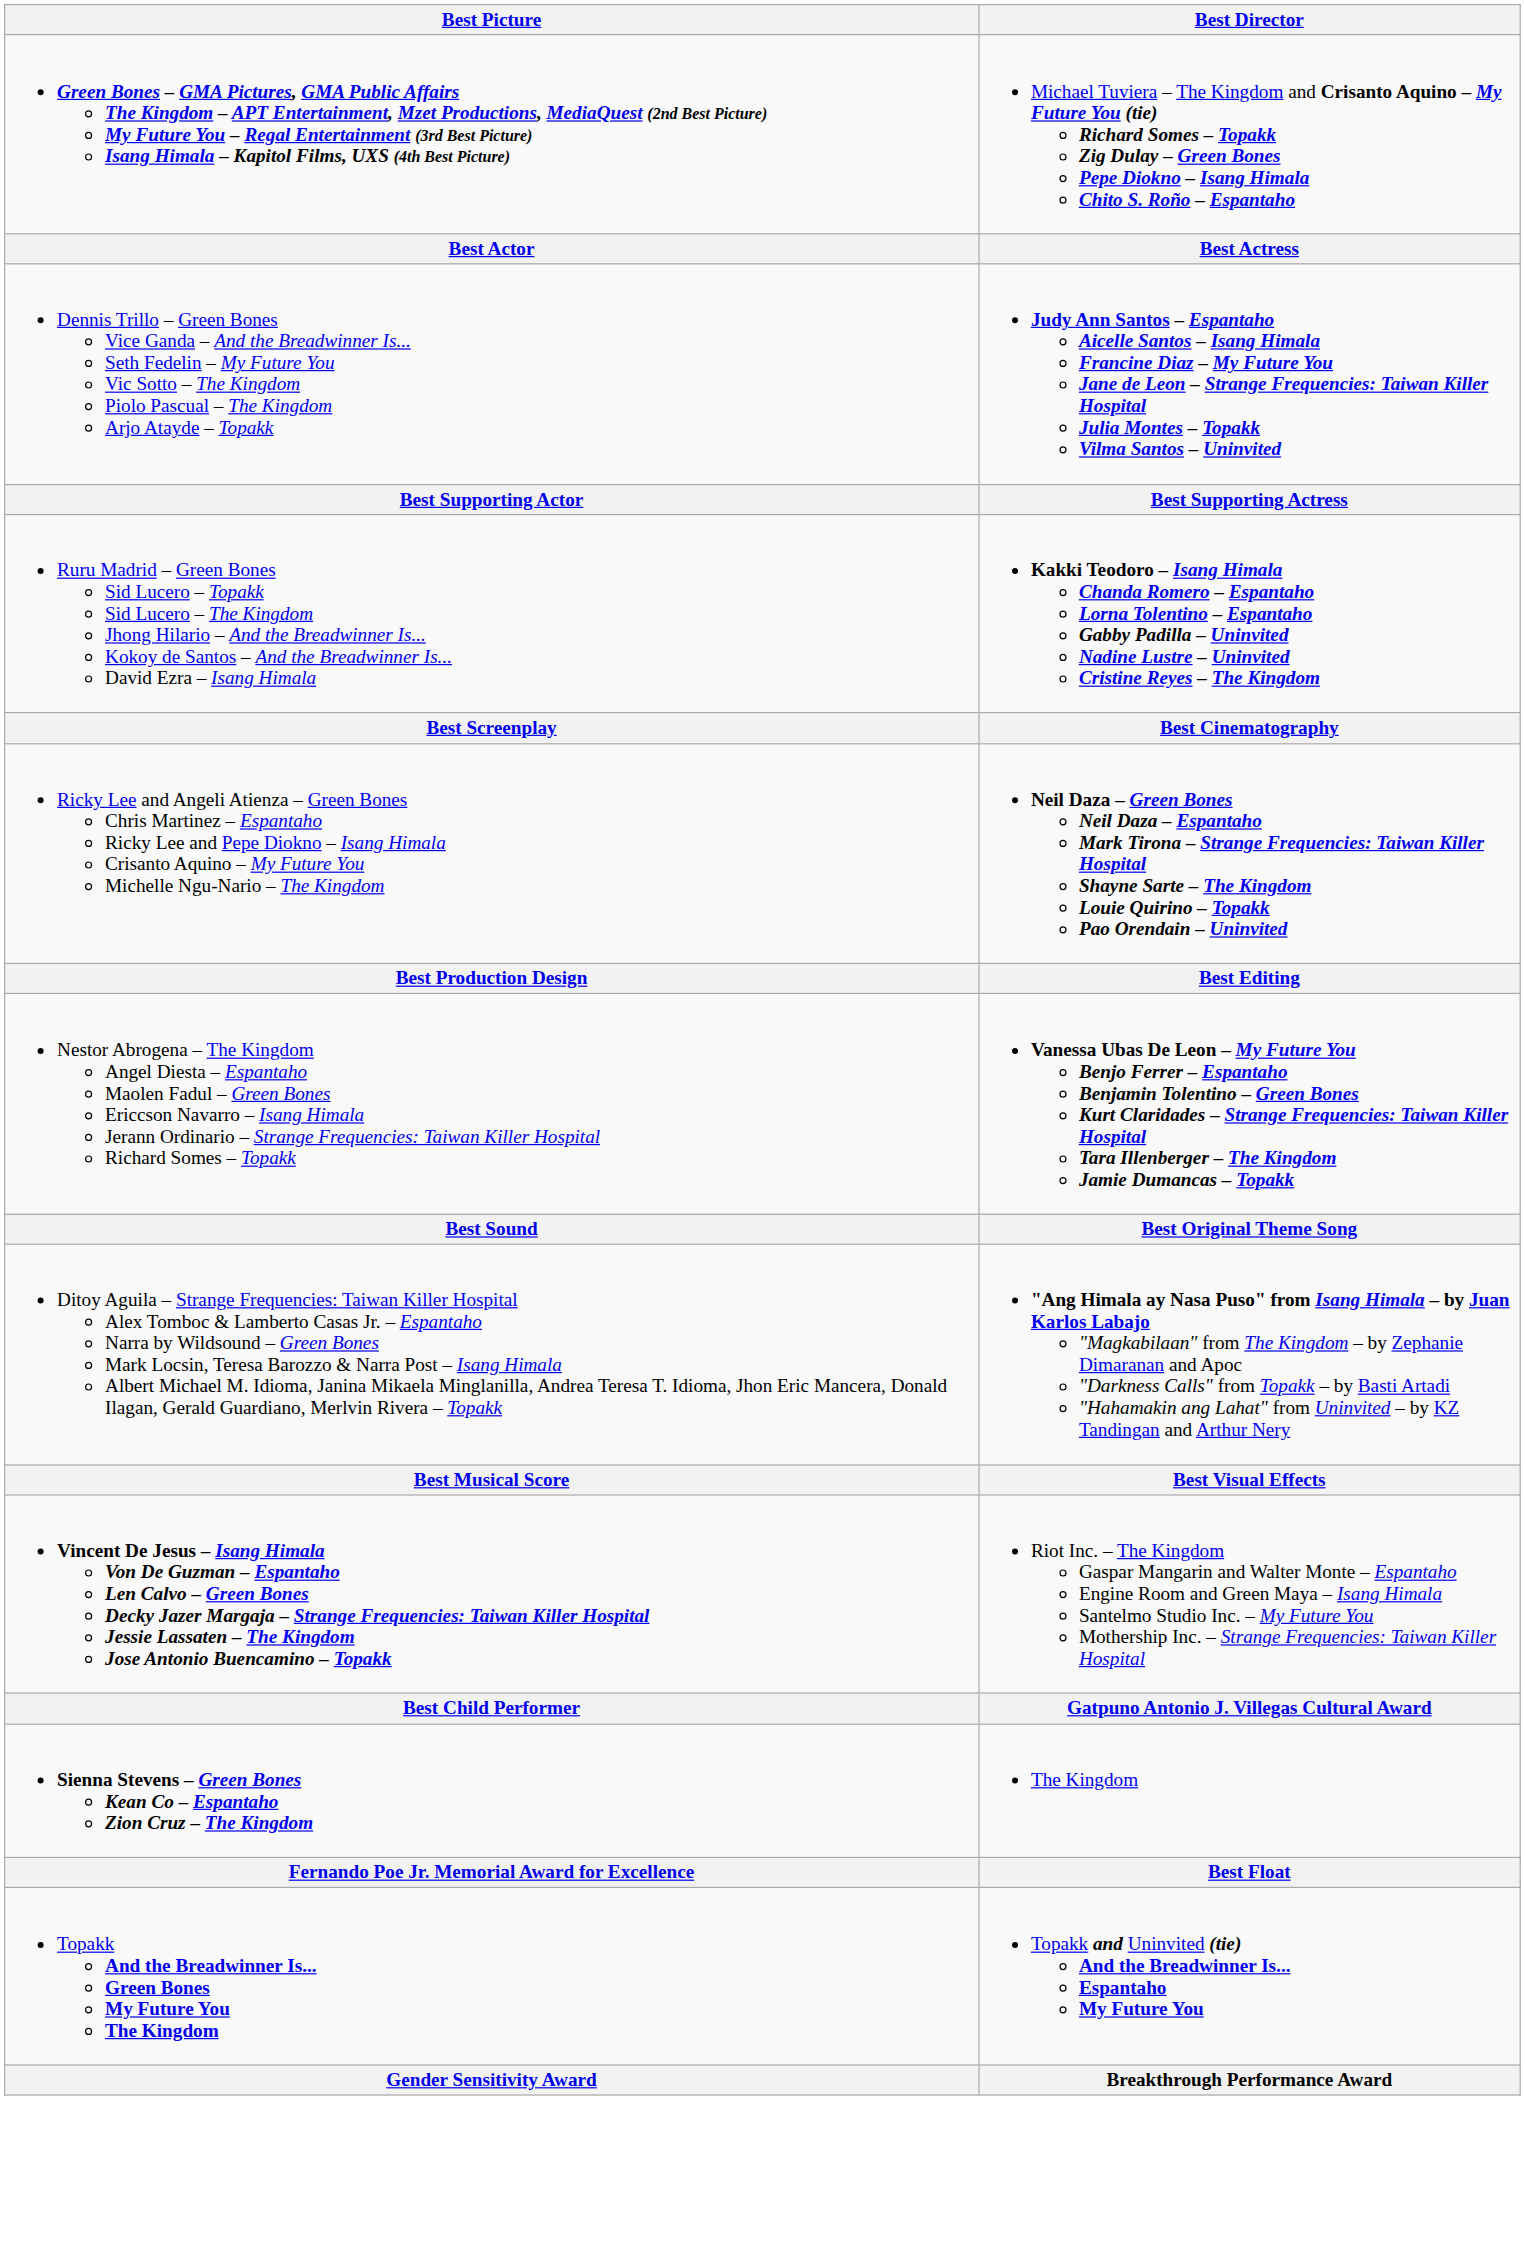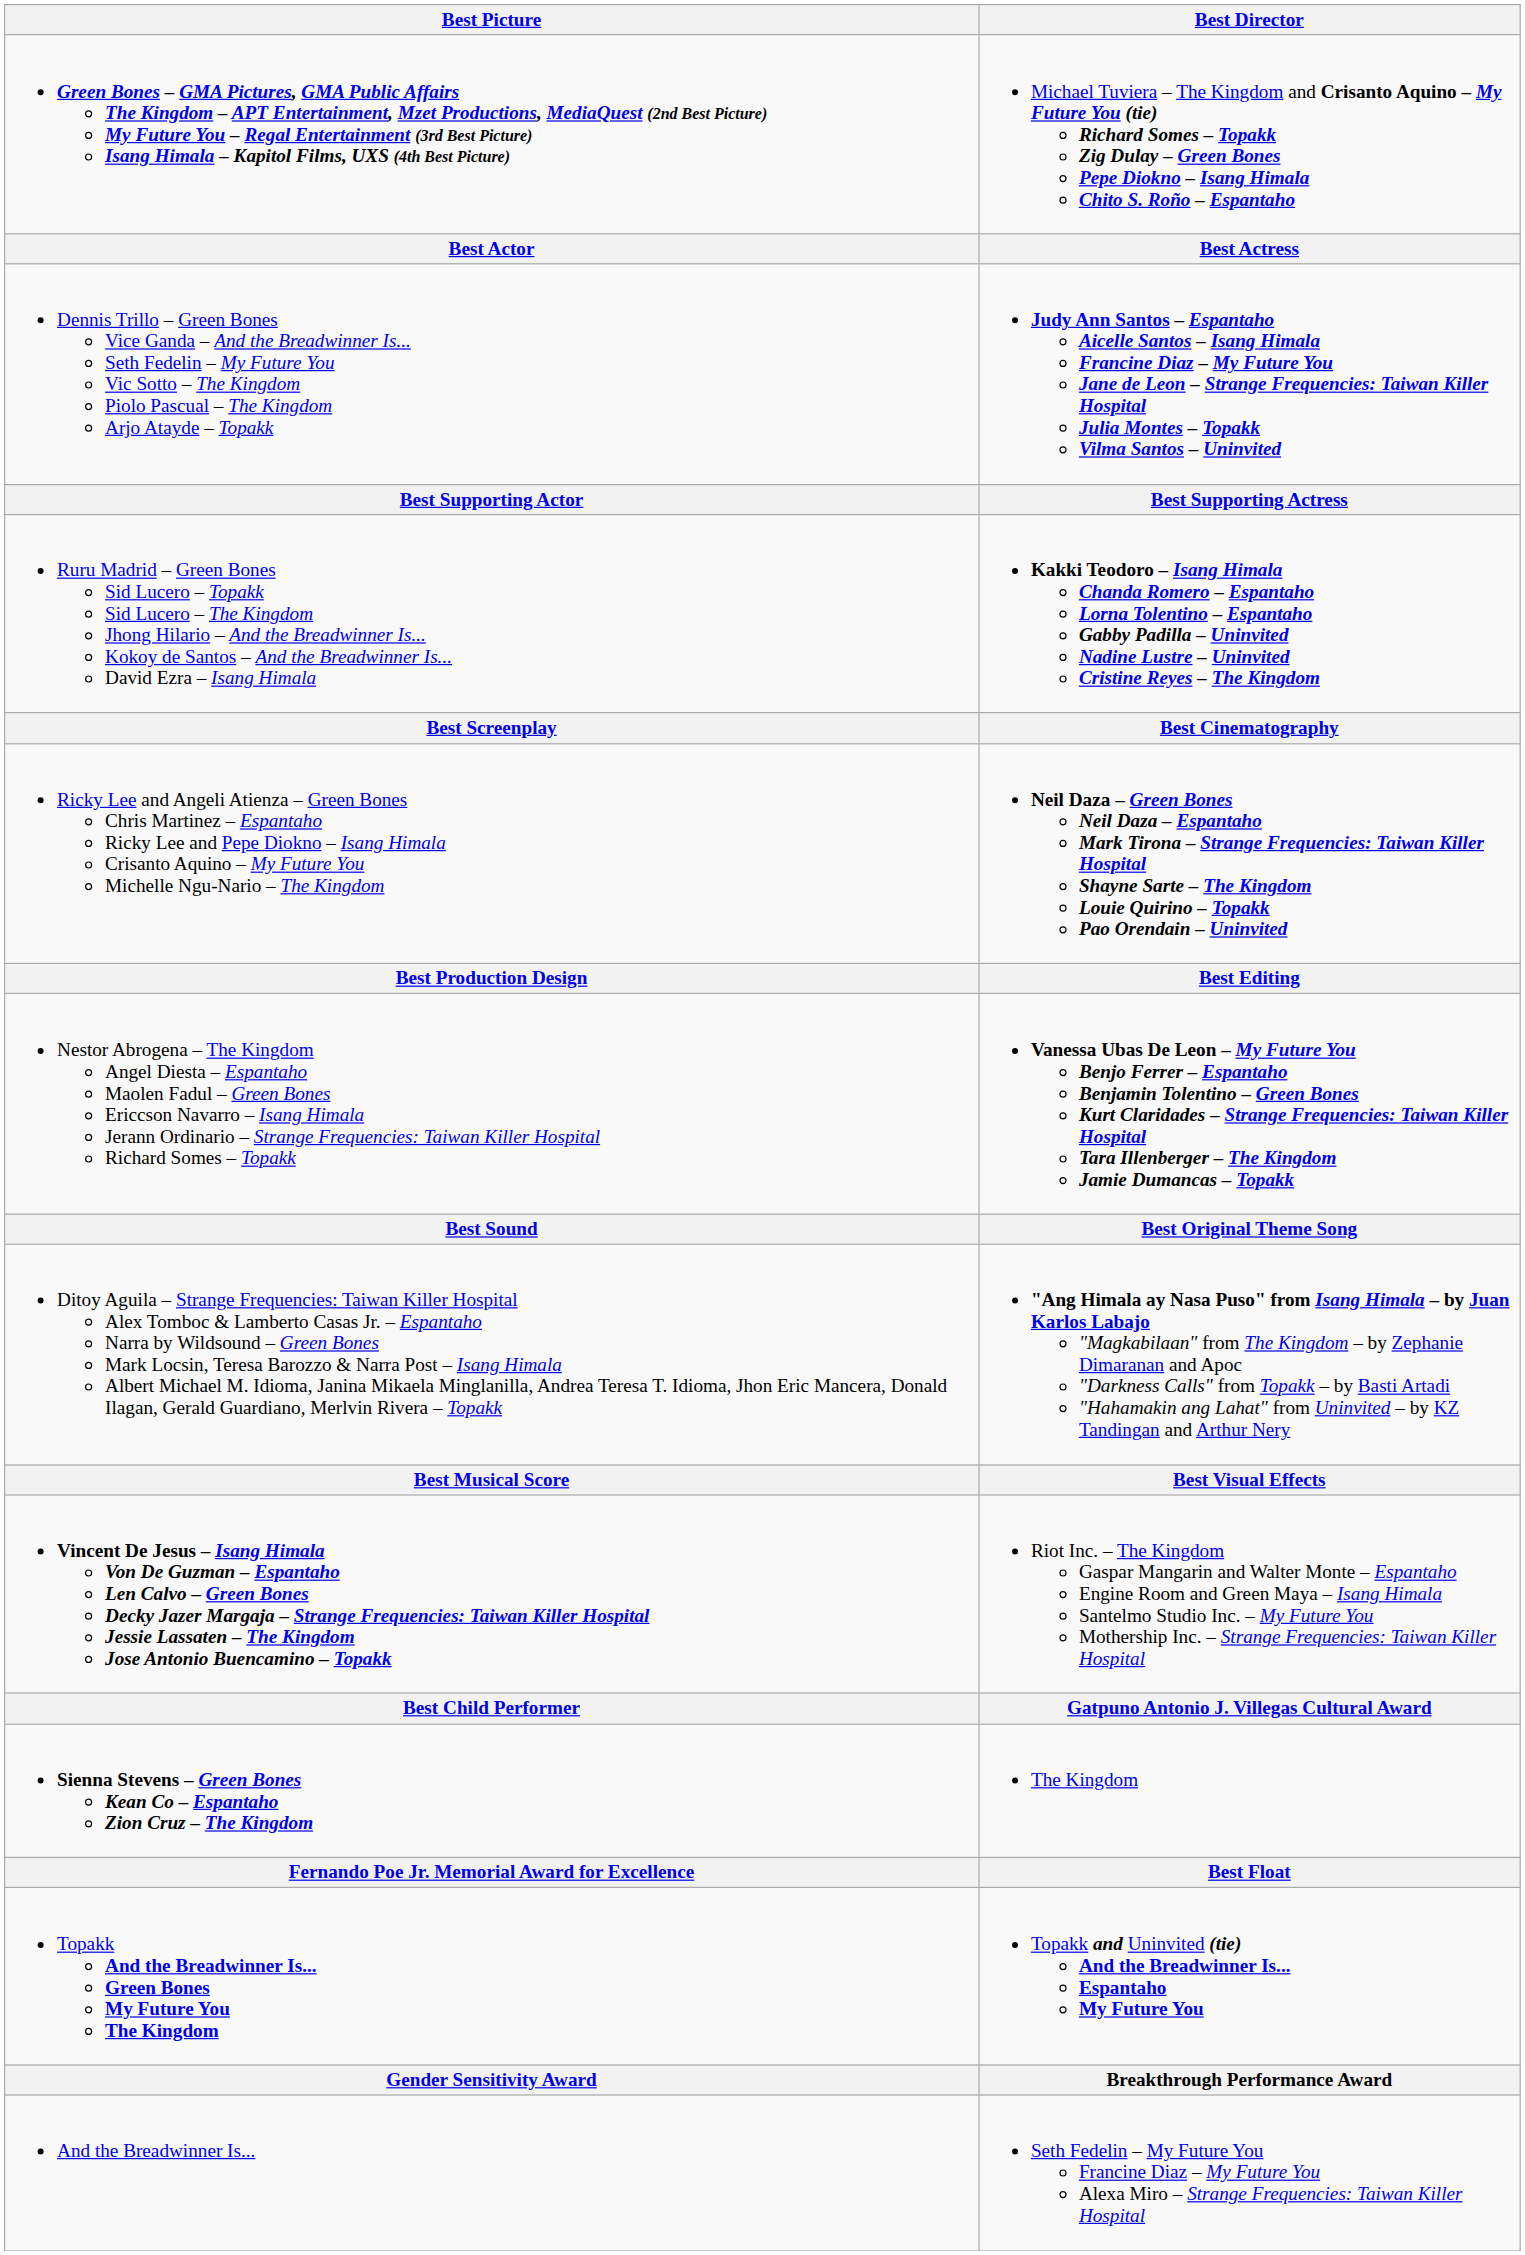+ row: (492, 2151)
